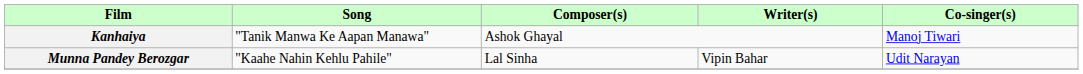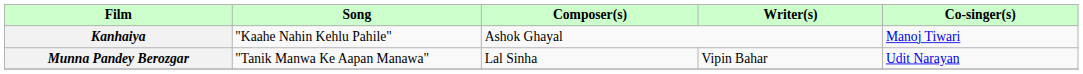(332, 36) "Tanik Manwa Ke Aapan Manawa" -> (314, 36) "Kaahe Nahin Kehlu Pahile"
(314, 58) "Kaahe Nahin Kehlu Pahile" -> (332, 58) "Tanik Manwa Ke Aapan Manawa"
